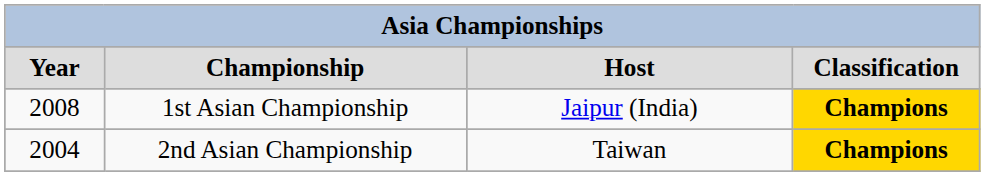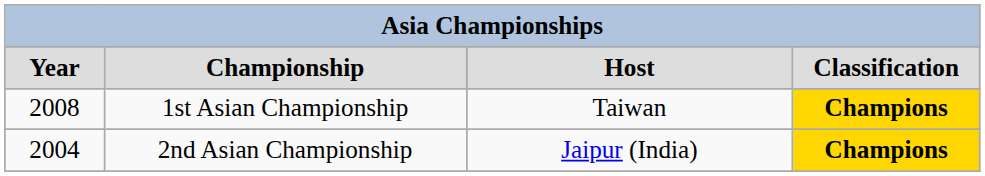(629, 108) Jaipur (India) -> (629, 108) Taiwan
(629, 150) Taiwan -> (629, 150) Jaipur (India)
